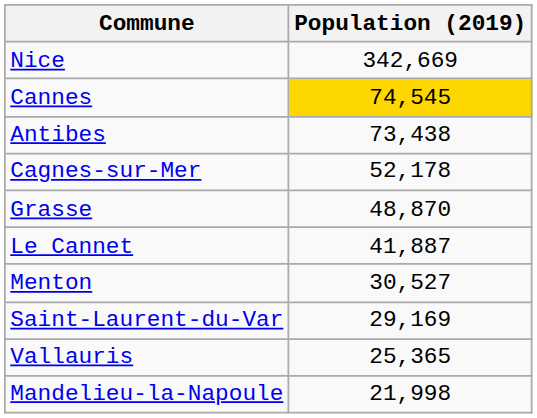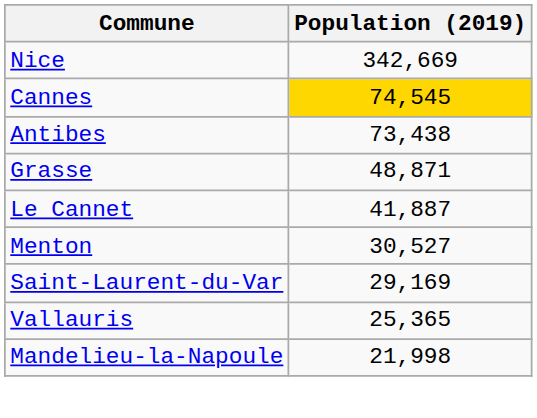- row: (106, 172)
(410, 209) 48,870 -> (410, 172) 48,871
